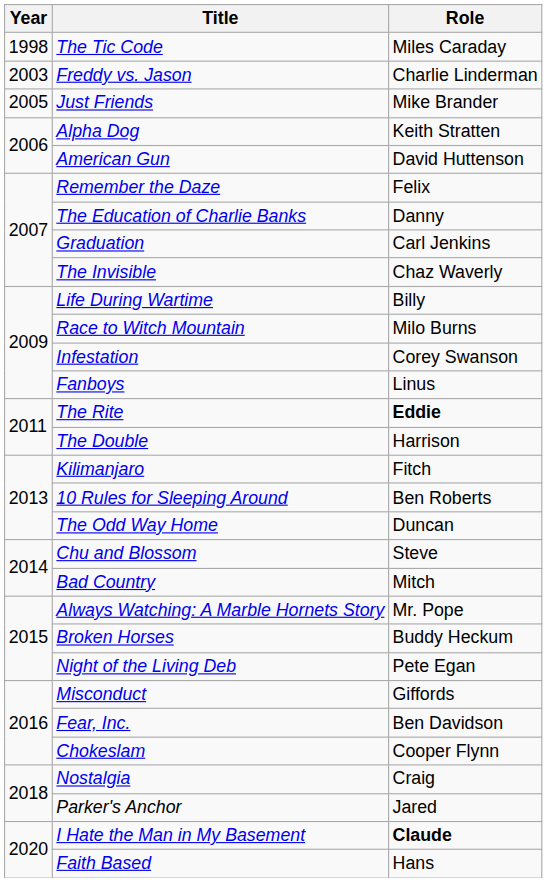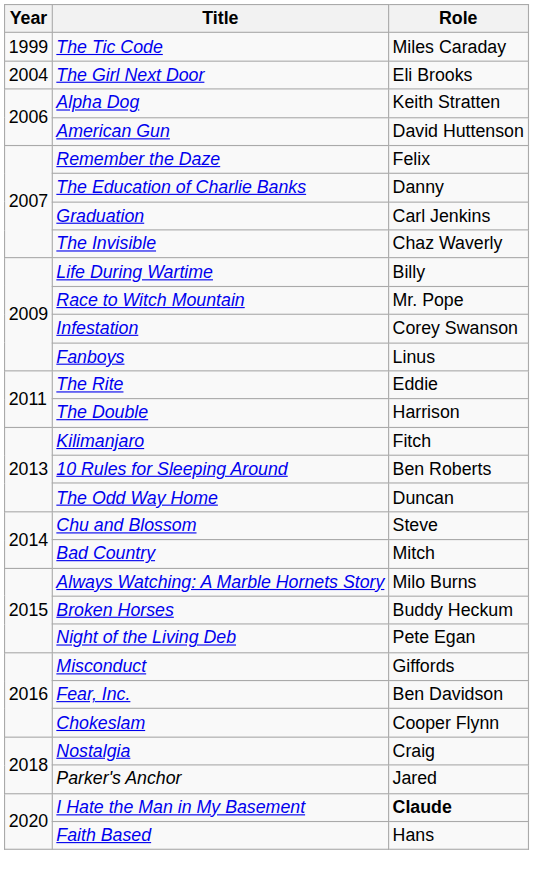(28, 46) 1998 -> (28, 46) 1999
- row: (124, 74)
+ row: (130, 74)
- row: (105, 103)
(434, 328) Milo Burns -> (428, 300) Mr. Pope
(417, 412) bold -> (415, 384) normal
(428, 610) Mr. Pope -> (434, 581) Milo Burns
